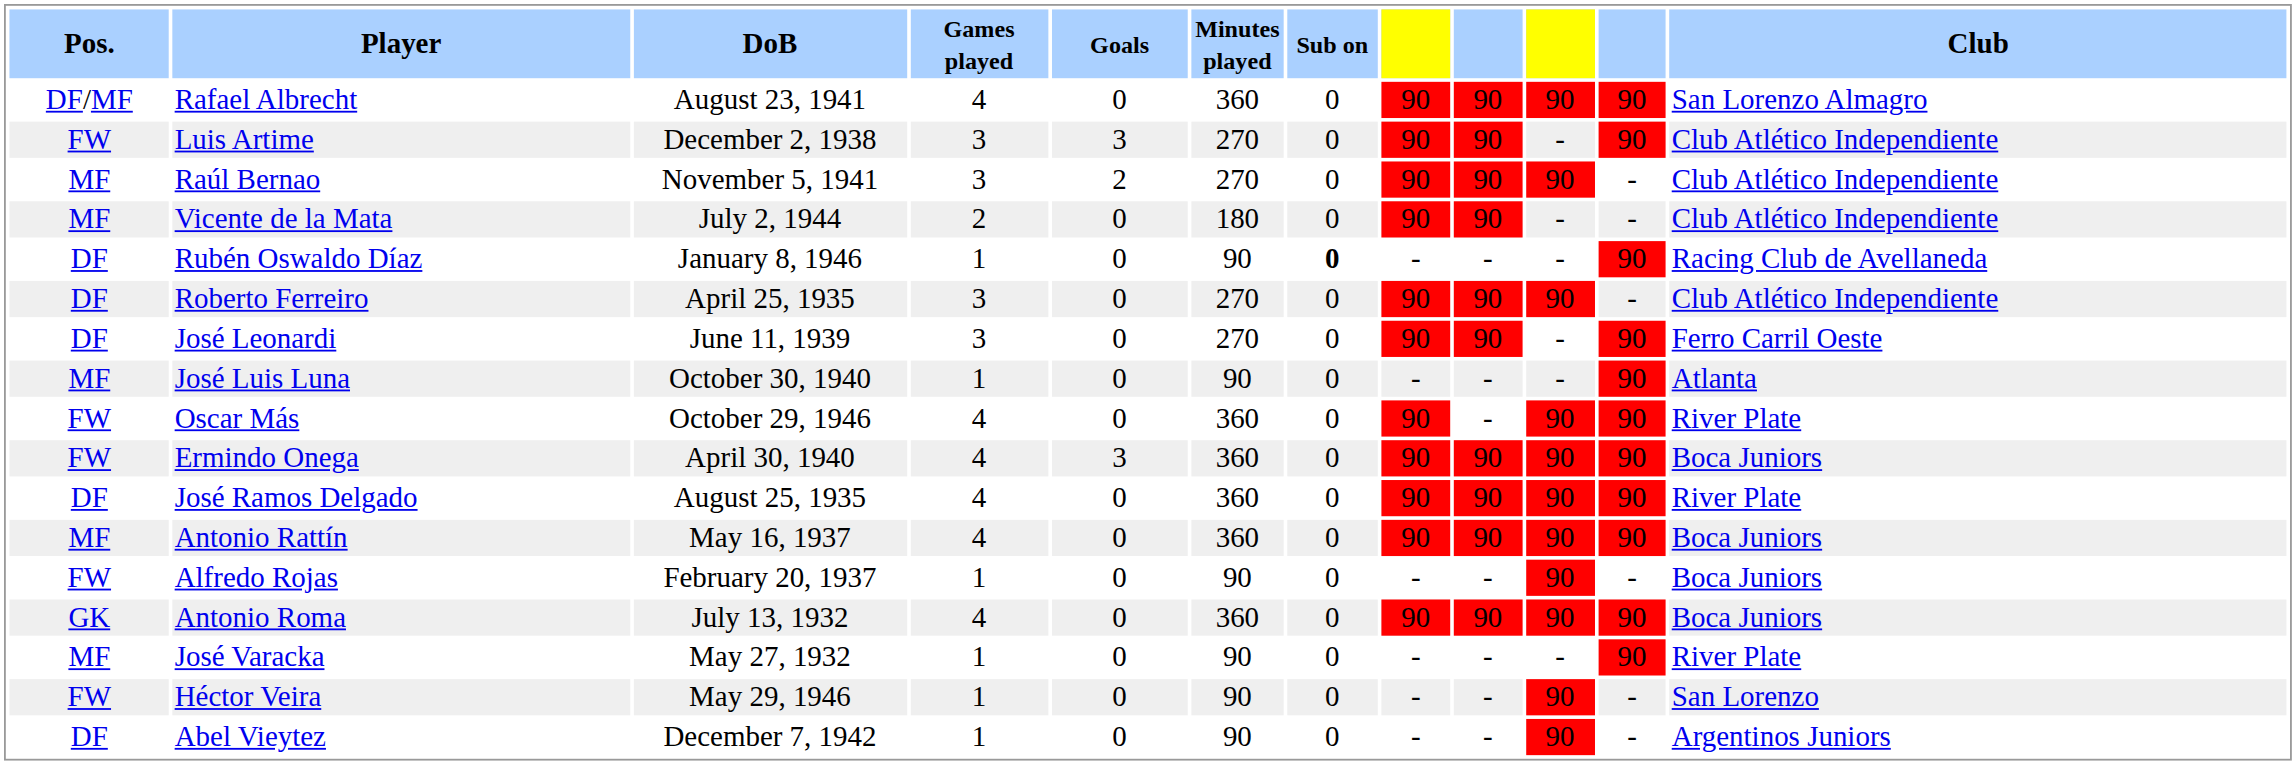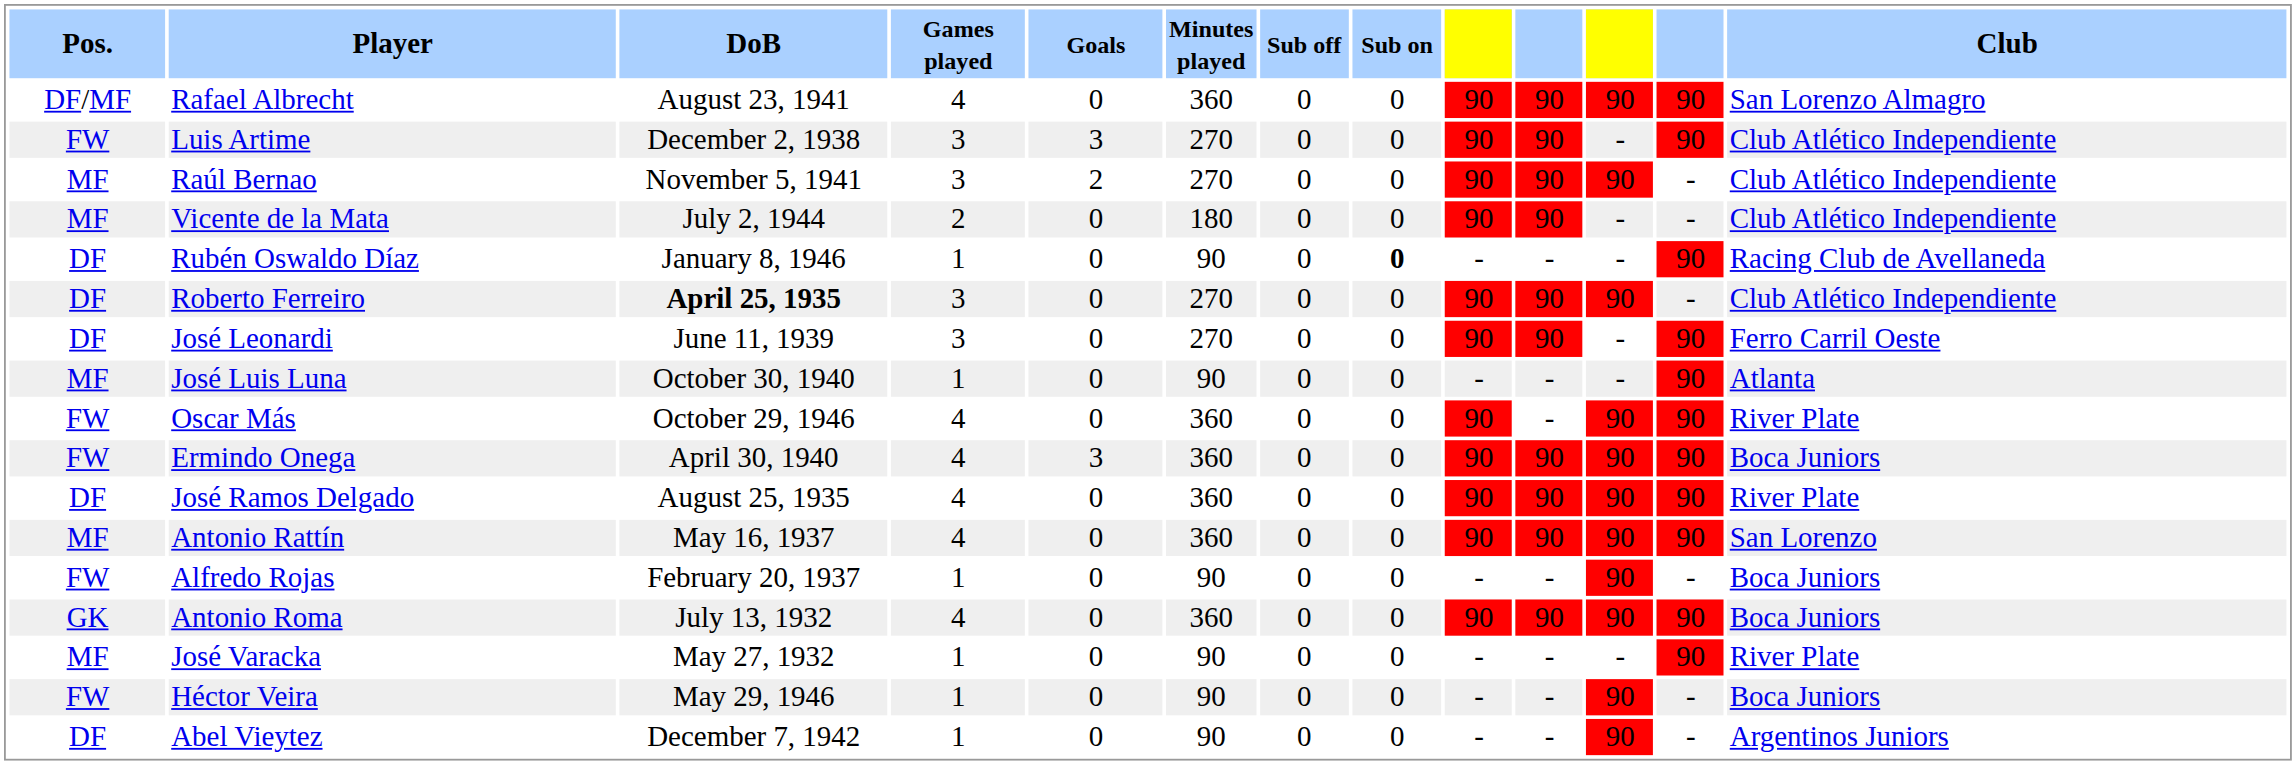+ column: (1304, 45)
(770, 298) normal -> (754, 298) bold
(1747, 537) Boca Juniors -> (1803, 537) San Lorenzo
(1745, 696) San Lorenzo -> (1805, 696) Boca Juniors
